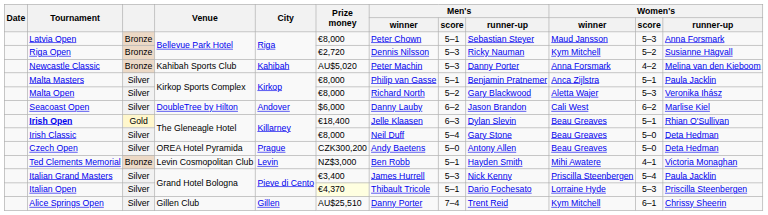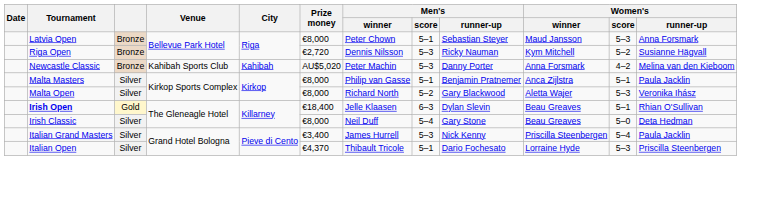- row: (59, 107)
- row: (54, 148)
- row: (75, 162)
(331, 189) lightyellow background -> (315, 148) no background
- row: (67, 203)
